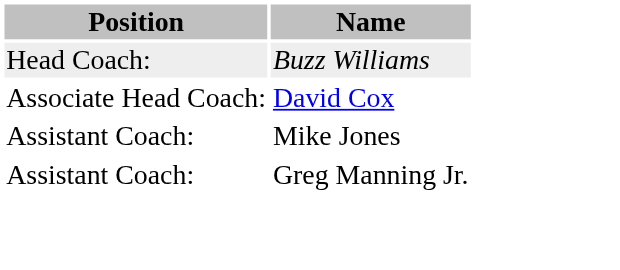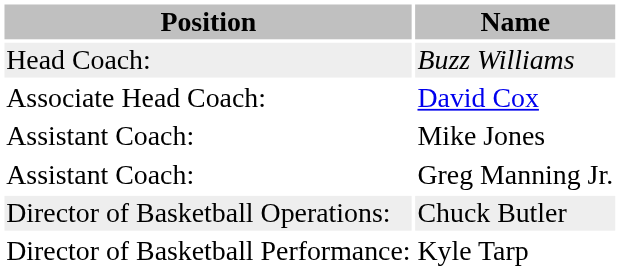+ row: (492, 212)
+ row: (473, 251)
